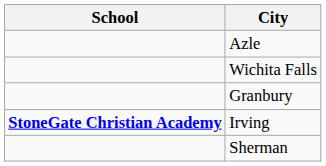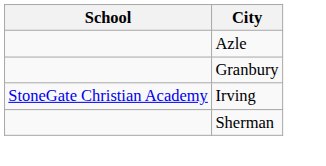- row: (273, 69)
(115, 122) bold -> (108, 95) normal
